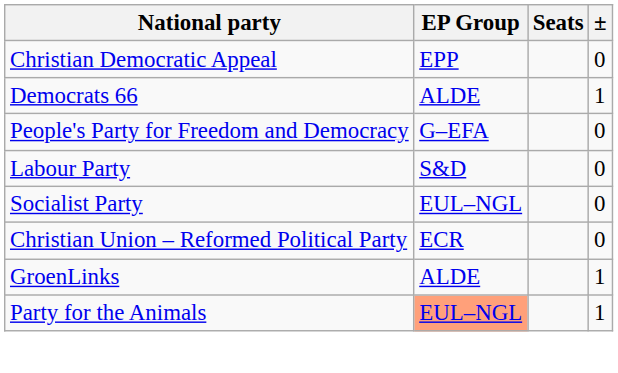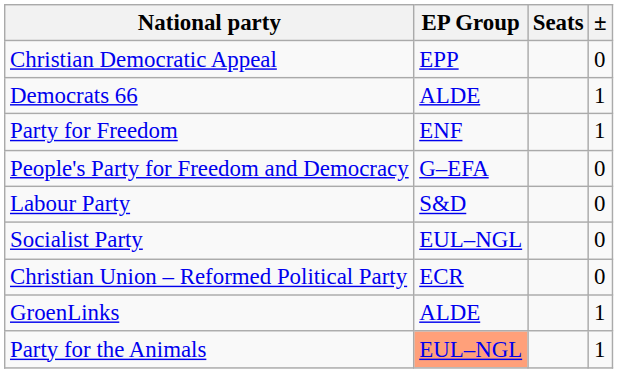+ row: (94, 131)
